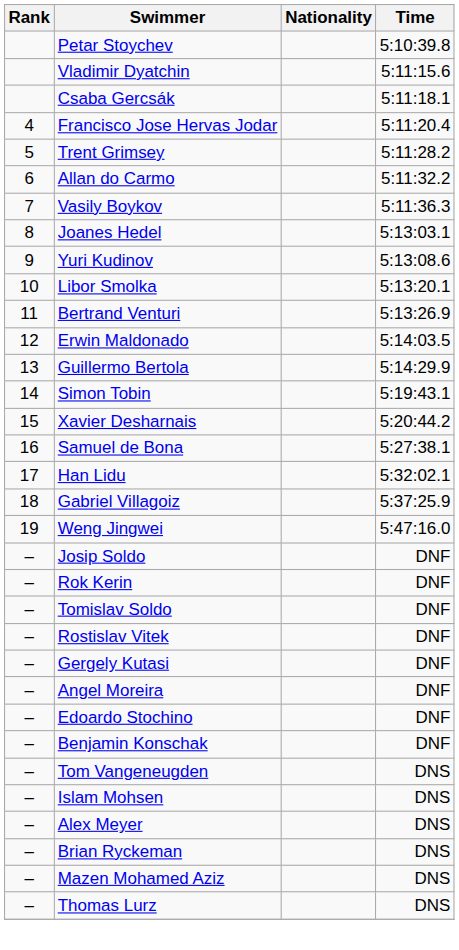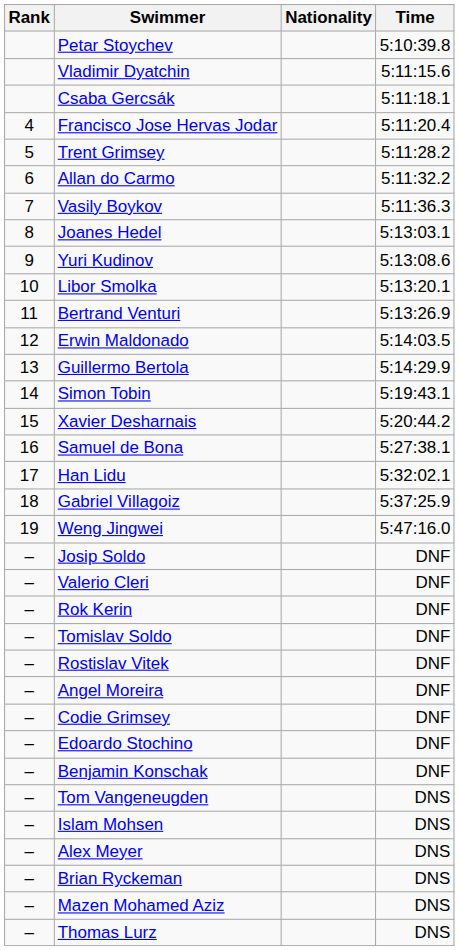+ row: (103, 582)
- row: (113, 663)
+ row: (114, 717)
